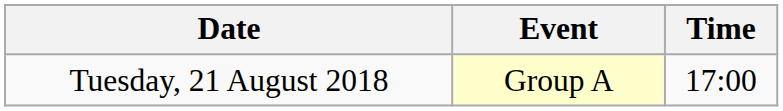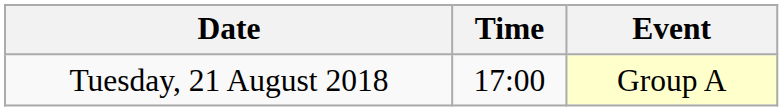columns swapped: (721, 29) <-> (559, 29)
